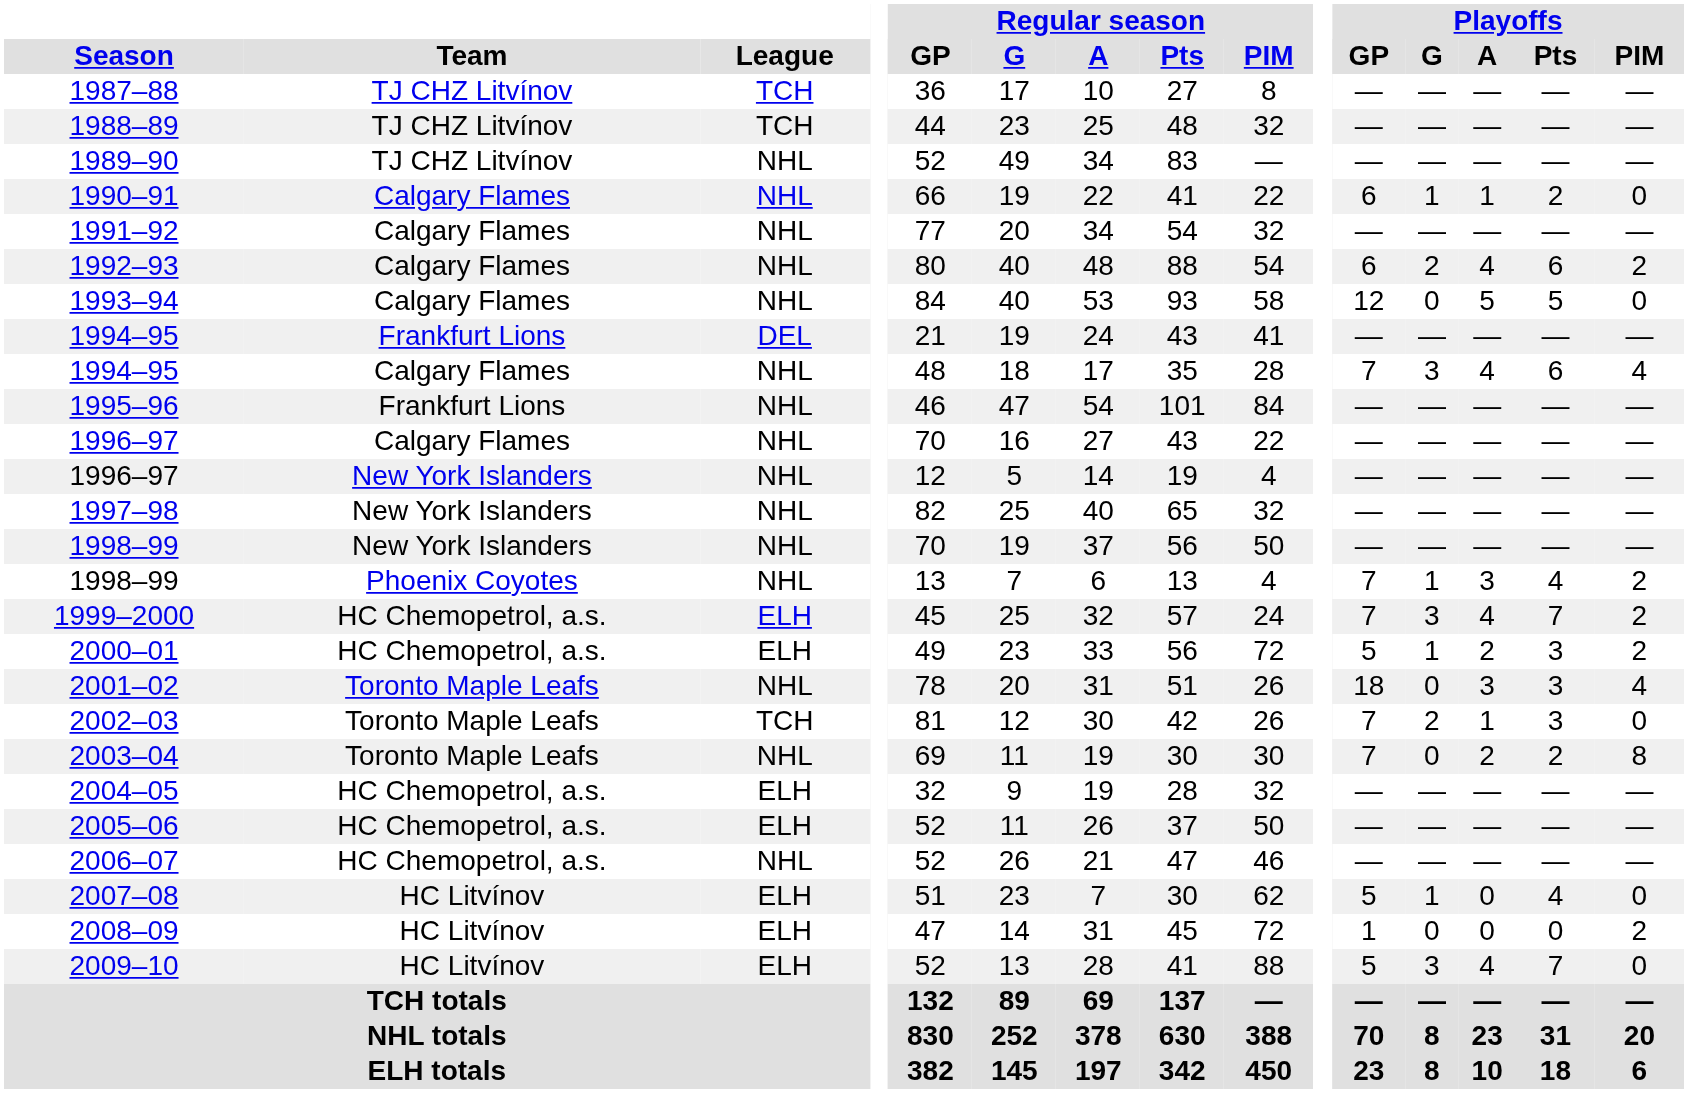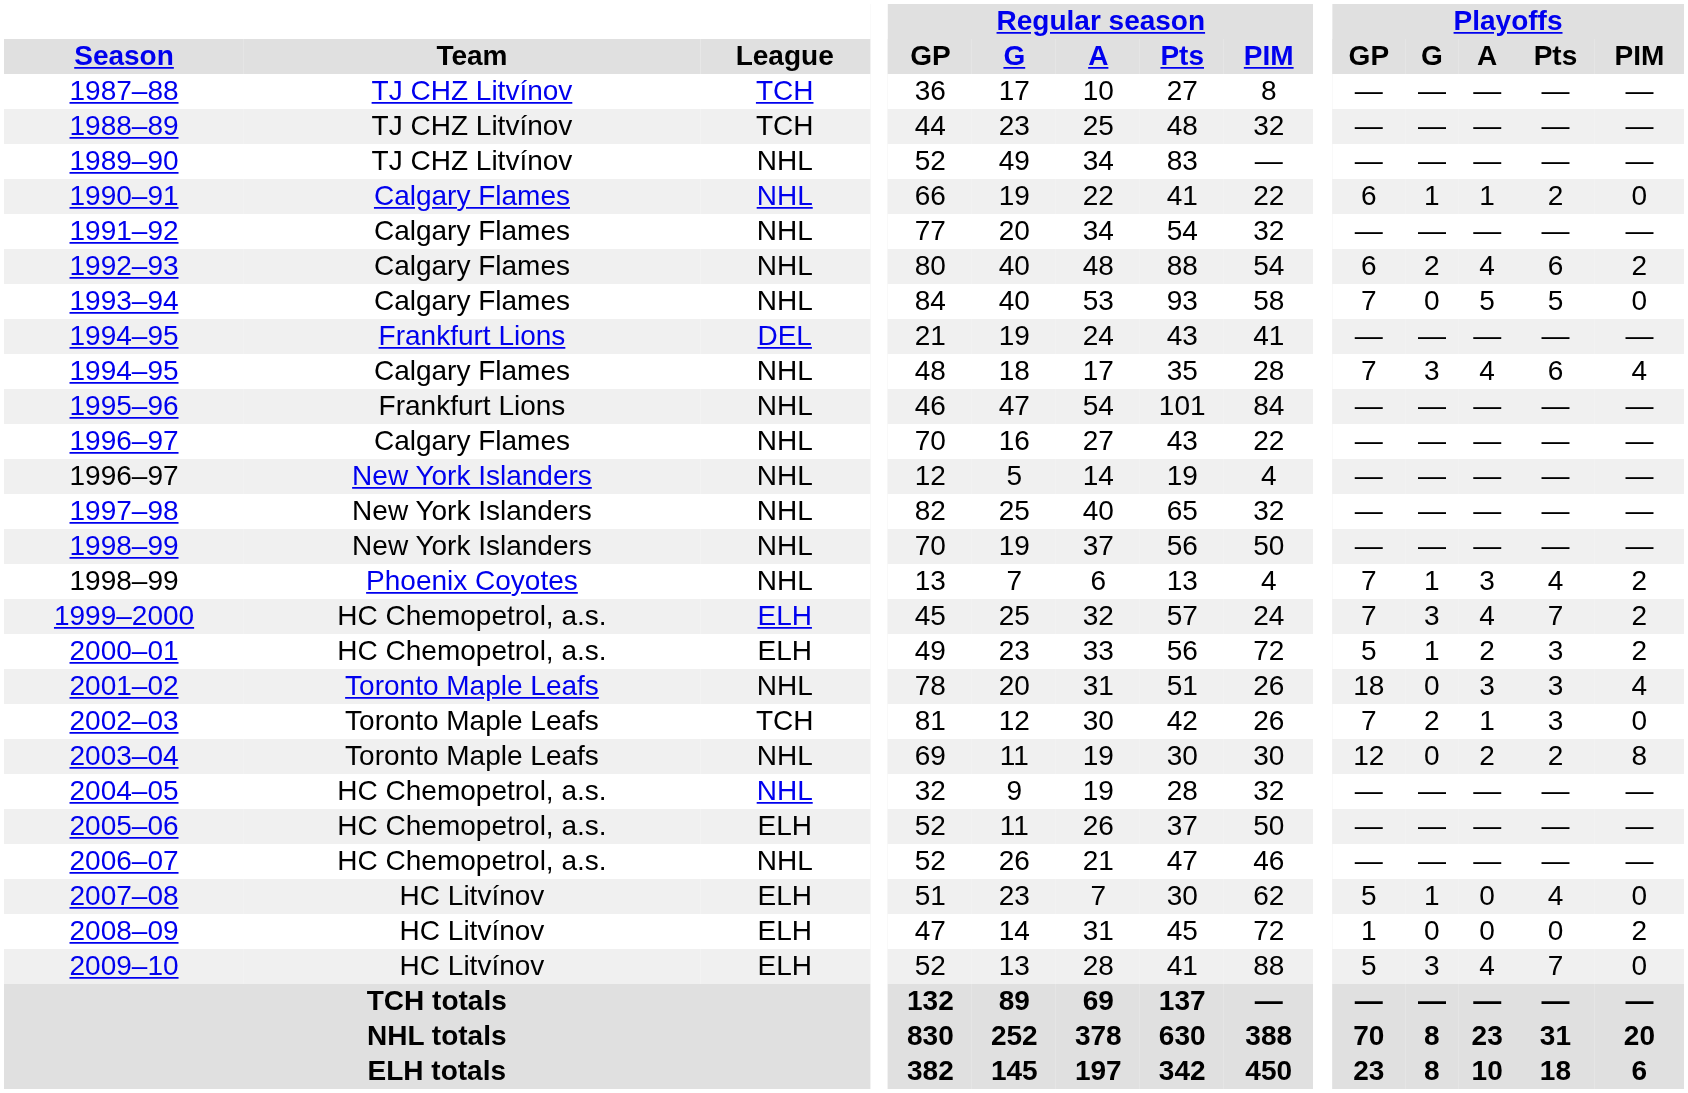(1369, 301) 12 -> (1369, 301) 7
(1369, 756) 7 -> (1369, 756) 12
(785, 791) ELH -> (785, 791) NHL
